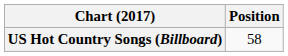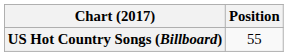(254, 39) 58 -> (254, 39) 55
